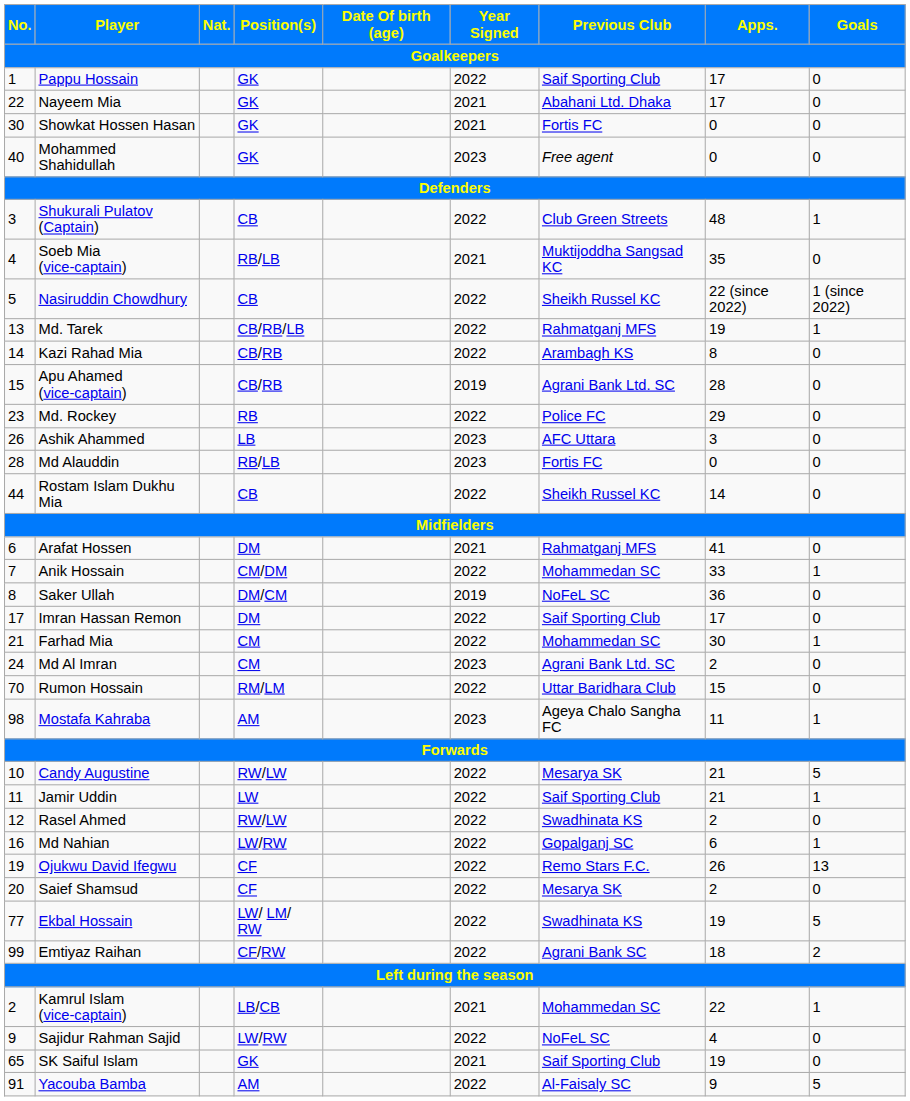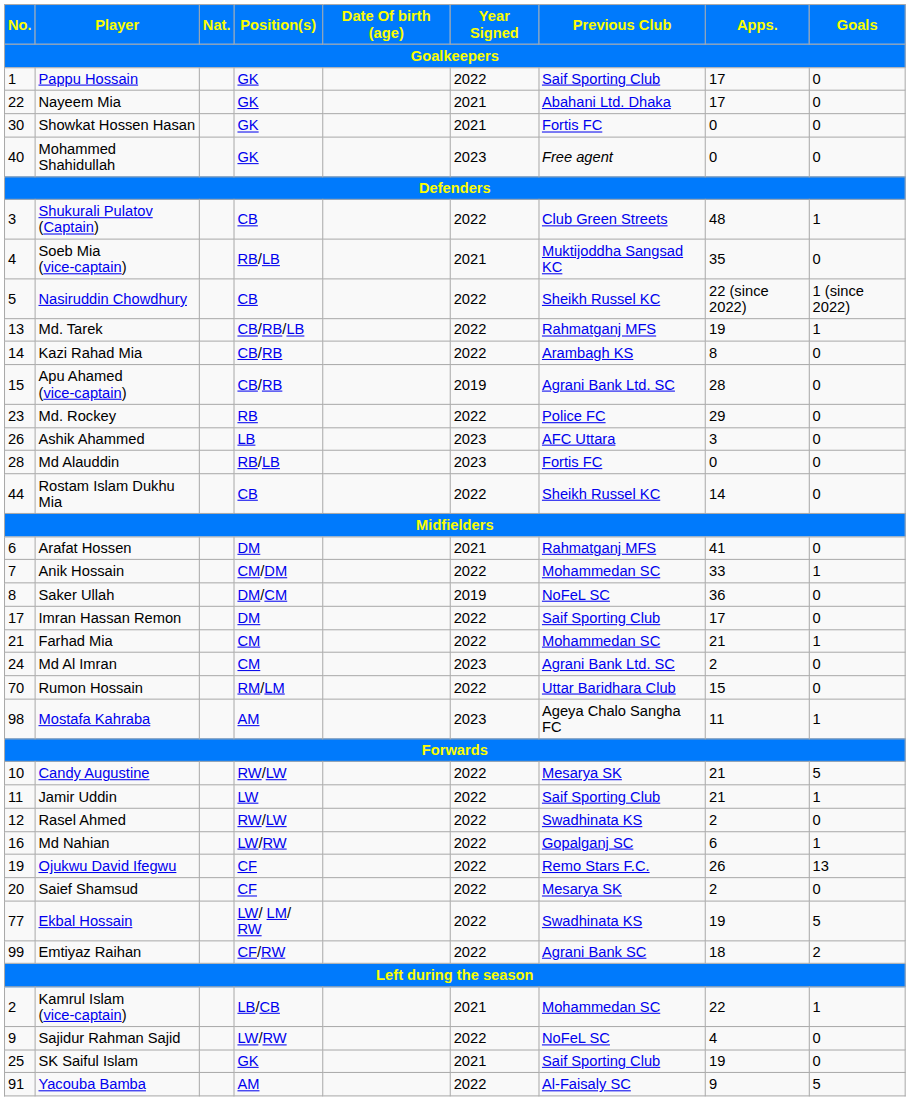(717, 641) 30 -> (717, 641) 21
(16, 1061) 65 -> (16, 1061) 25
